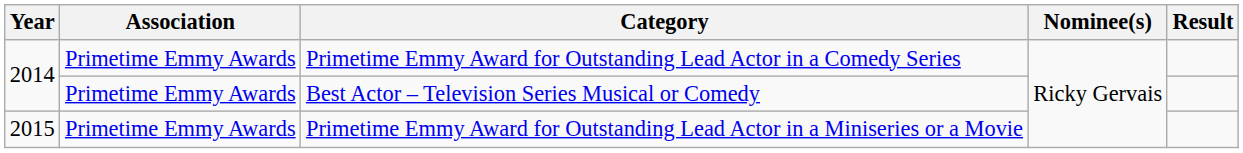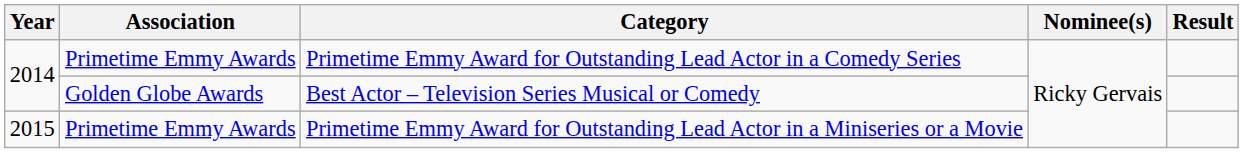(180, 93) Primetime Emmy Awards -> (164, 93) Golden Globe Awards
